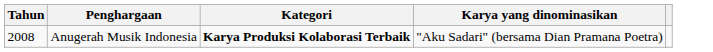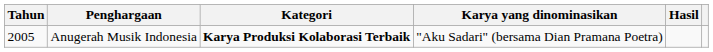+ column: (684, 15)
(21, 36) 2008 -> (21, 36) 2005
